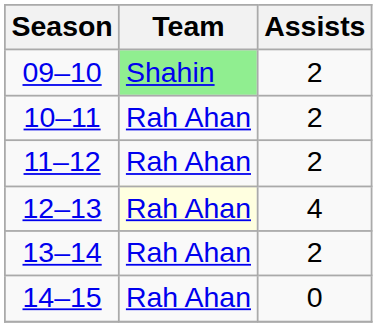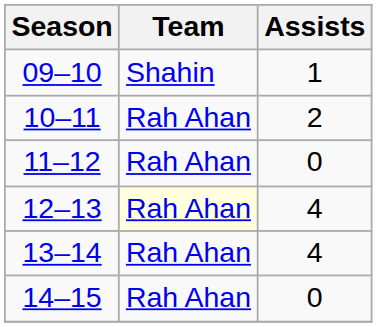(170, 72) lightgreen background -> (170, 72) no background
(315, 72) 2 -> (315, 72) 1
(315, 162) 2 -> (315, 162) 0
(315, 252) 2 -> (315, 252) 4
